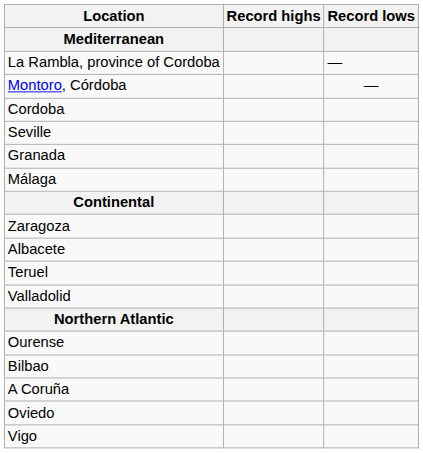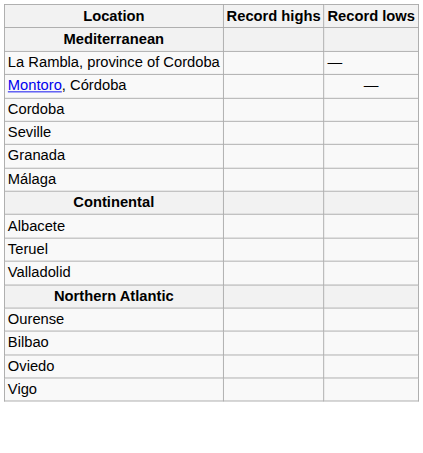- row: (39, 226)
- row: (39, 389)
